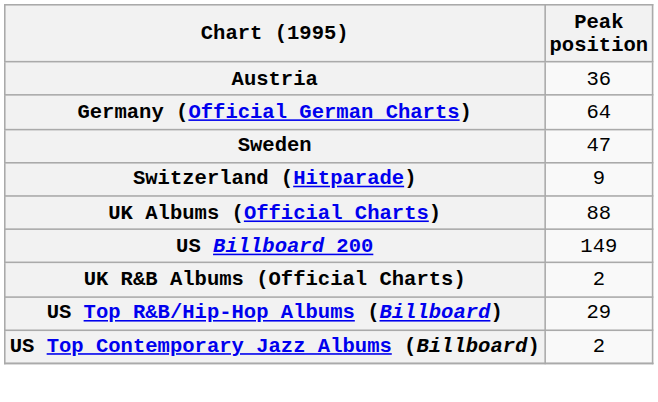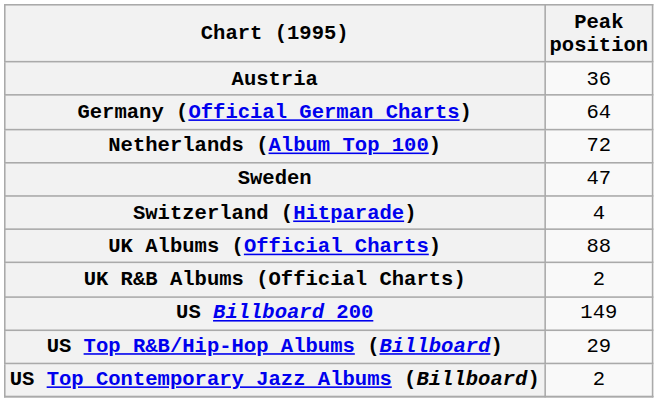+ row: (275, 146)
(599, 179) 9 -> (599, 213) 4
rows swapped: (275, 280) <-> (275, 246)
